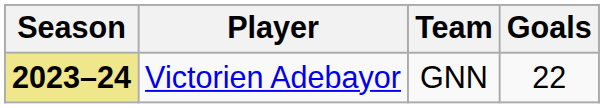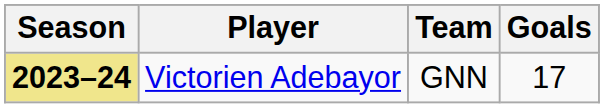(549, 77) 22 -> (549, 77) 17
